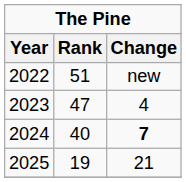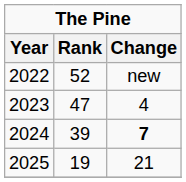(80, 77) 51 -> (80, 77) 52
(80, 134) 40 -> (80, 134) 39
